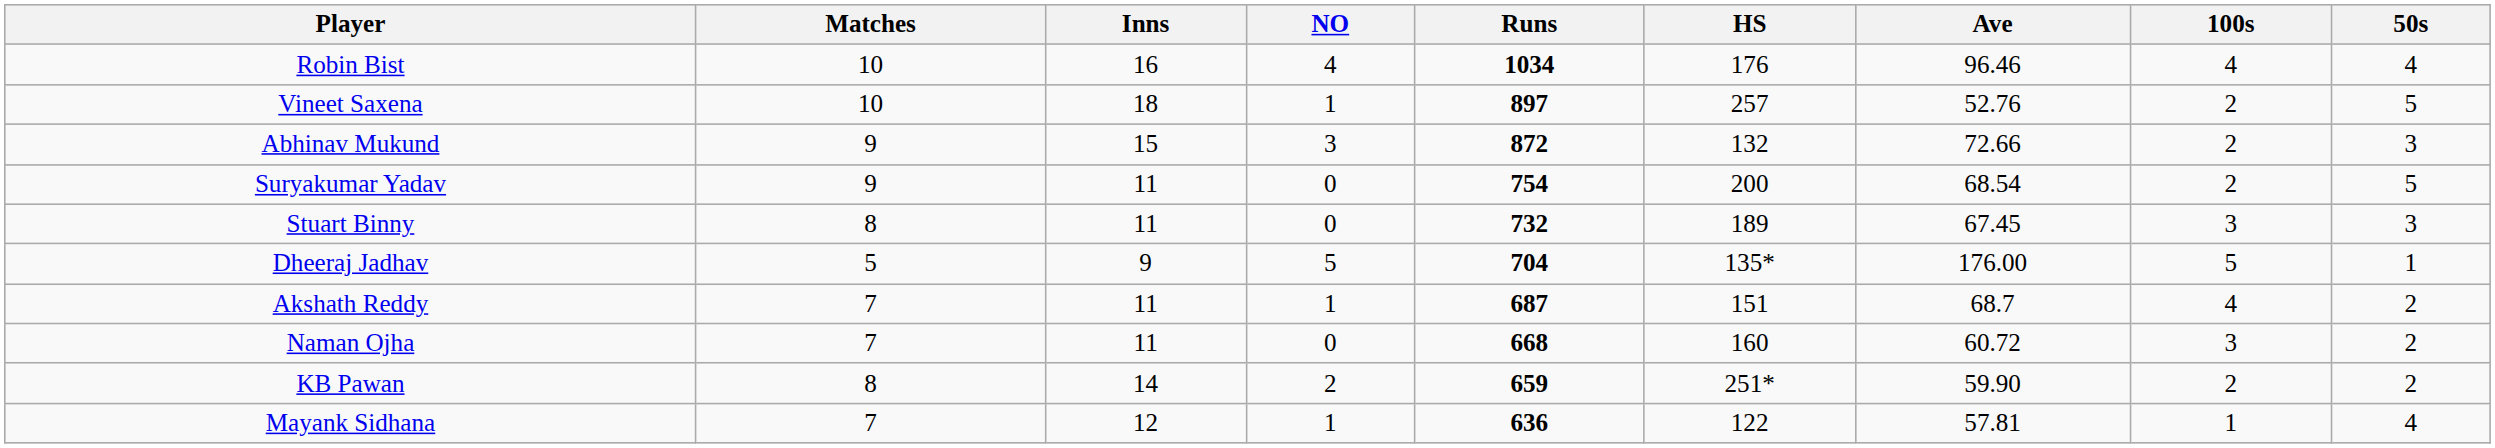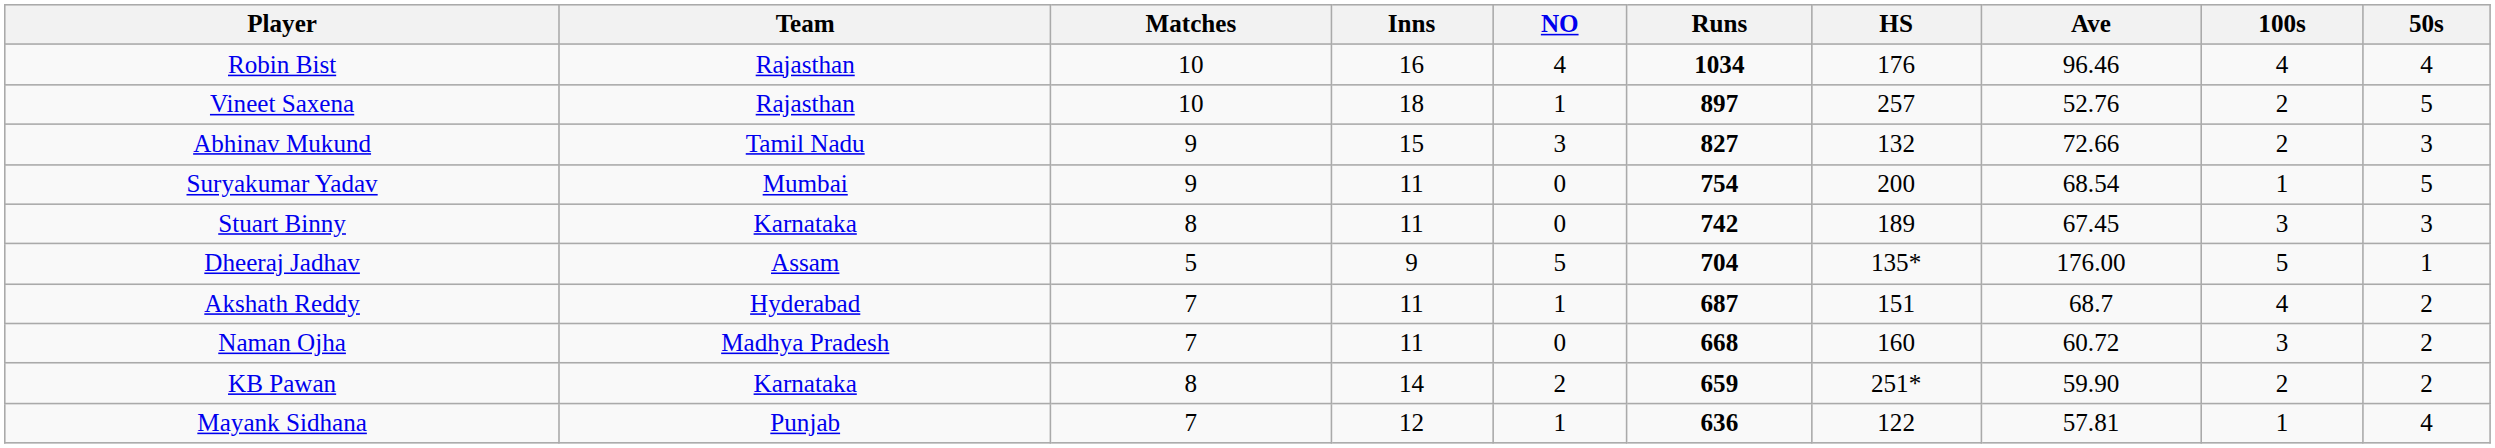+ column: (805, 24)
(1529, 143) 872 -> (1719, 143) 827
(2231, 183) 2 -> (2282, 183) 1
(1529, 223) 732 -> (1719, 223) 742
